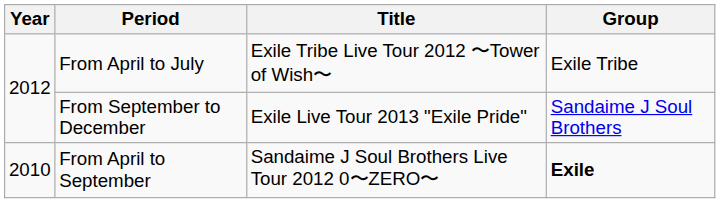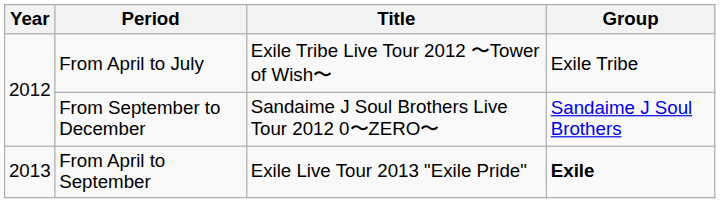(389, 117) Exile Live Tour 2013 "Exile Pride" -> (379, 117) Sandaime J Soul Brothers Live Tour 2012 0〜ZERO〜
(30, 169) 2010 -> (30, 171) 2013
(379, 168) Sandaime J Soul Brothers Live Tour 2012 0〜ZERO〜 -> (389, 171) Exile Live Tour 2013 "Exile Pride"
